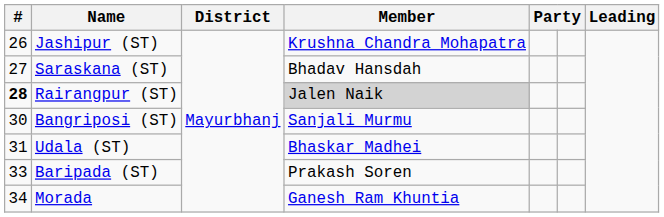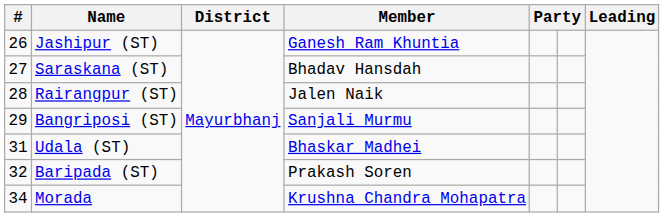(407, 43) Krushna Chandra Mohapatra -> (374, 43) Ganesh Ram Khuntia
(18, 95) bold -> (18, 95) normal
(336, 95) lightgrey background -> (336, 95) no background
(18, 121) 30 -> (18, 121) 29
(18, 173) 33 -> (18, 173) 32
(374, 198) Ganesh Ram Khuntia -> (407, 198) Krushna Chandra Mohapatra
